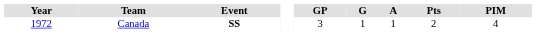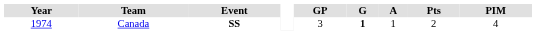(41, 23) 1972 -> (41, 23) 1974
(363, 23) normal -> (363, 23) bold
